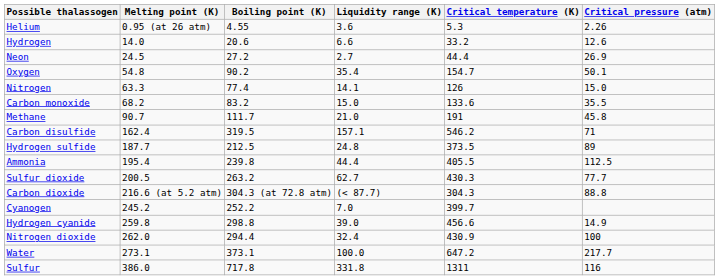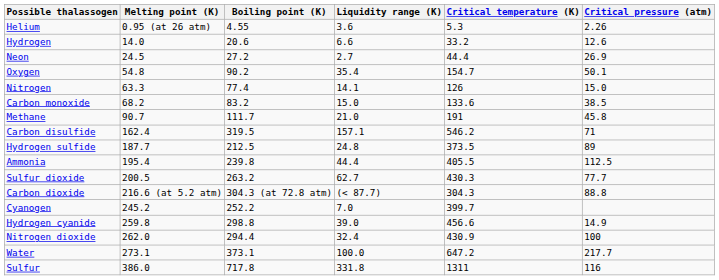(595, 102) 35.5 -> (595, 102) 38.5
